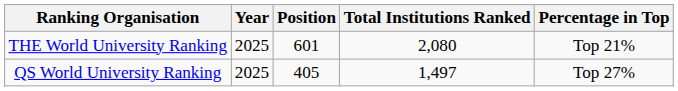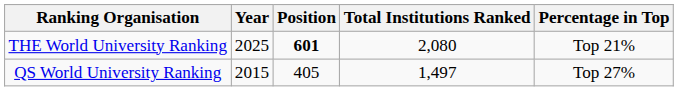(306, 45) normal -> (306, 45) bold
(252, 72) 2025 -> (252, 72) 2015
